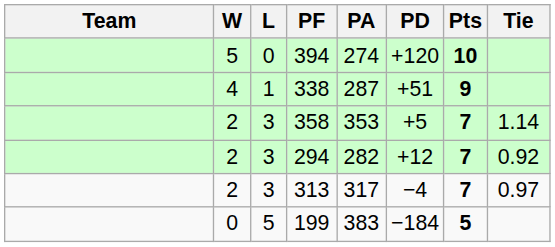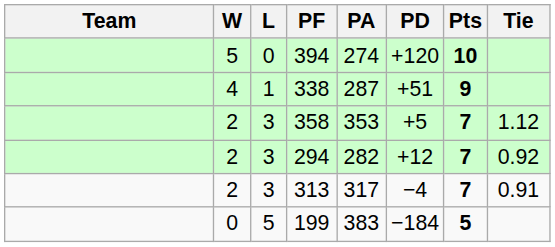(518, 122) 1.14 -> (518, 122) 1.12
(518, 190) 0.97 -> (518, 190) 0.91
